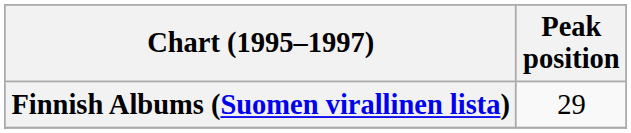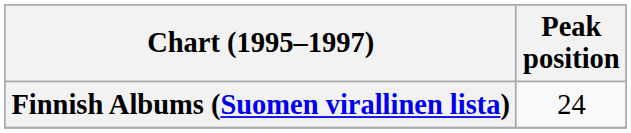(571, 104) 29 -> (571, 104) 24
